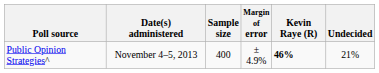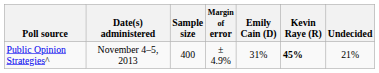+ column: (259, 28)
(284, 55) 46% -> (293, 55) 45%
